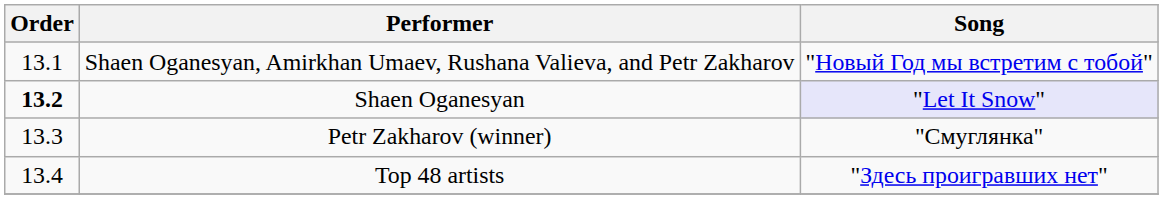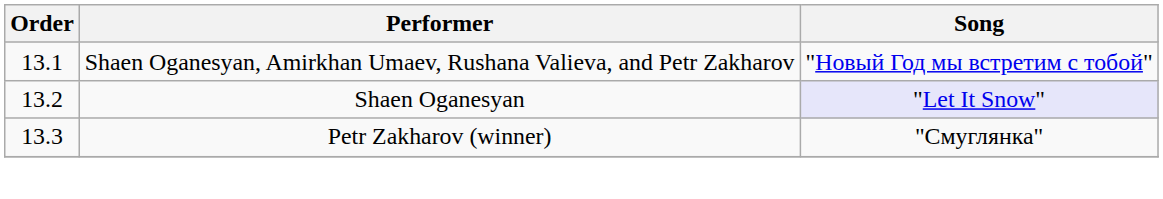(42, 99) bold -> (42, 99) normal
- row: (440, 174)
